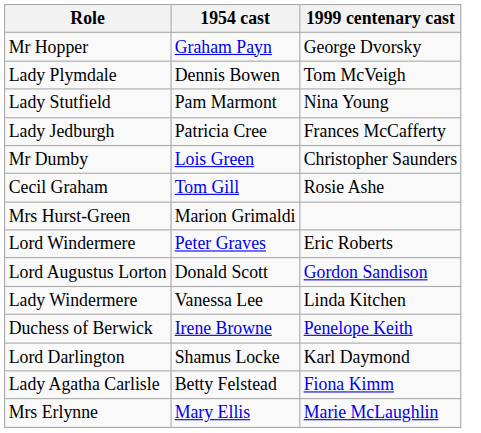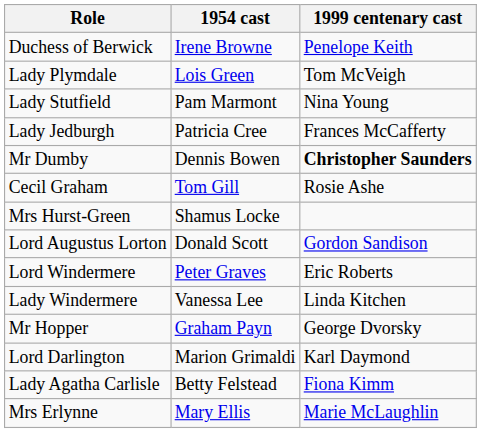rows swapped: (81, 328) <-> (48, 46)
(227, 74) Dennis Bowen -> (214, 74) Lois Green
(214, 159) Lois Green -> (227, 159) Dennis Bowen
(380, 159) normal -> (388, 159) bold
(235, 215) Marion Grimaldi -> (227, 215) Shamus Locke
rows swapped: (88, 272) <-> (72, 243)
(227, 356) Shamus Locke -> (235, 356) Marion Grimaldi
